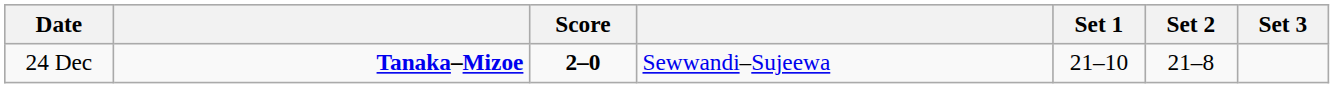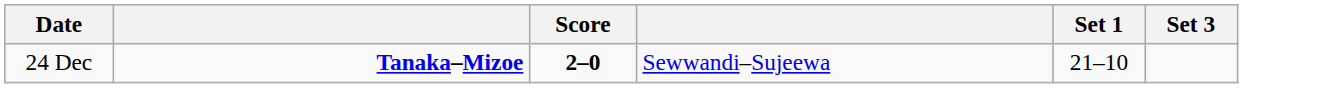- column: (1191, 24)
